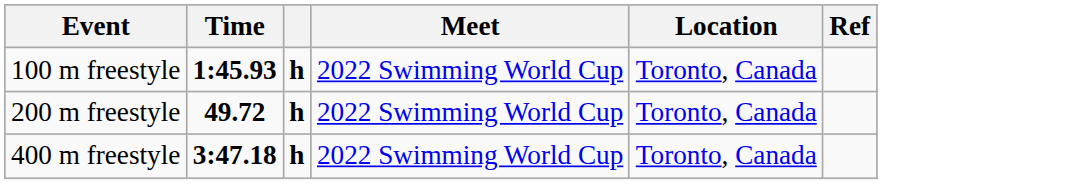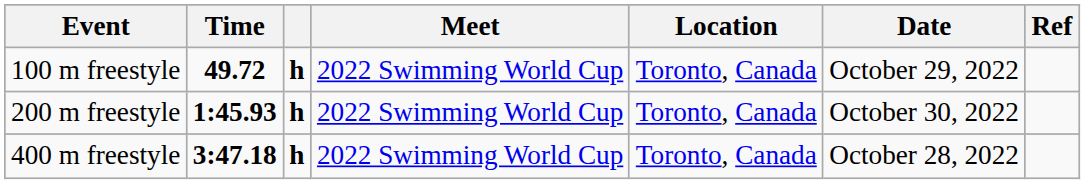+ column: (924, 26)
(235, 69) 1:45.93 -> (235, 69) 49.72
(235, 112) 49.72 -> (235, 112) 1:45.93
